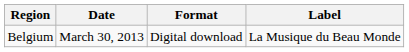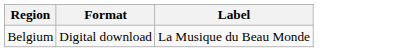- column: (102, 15)
